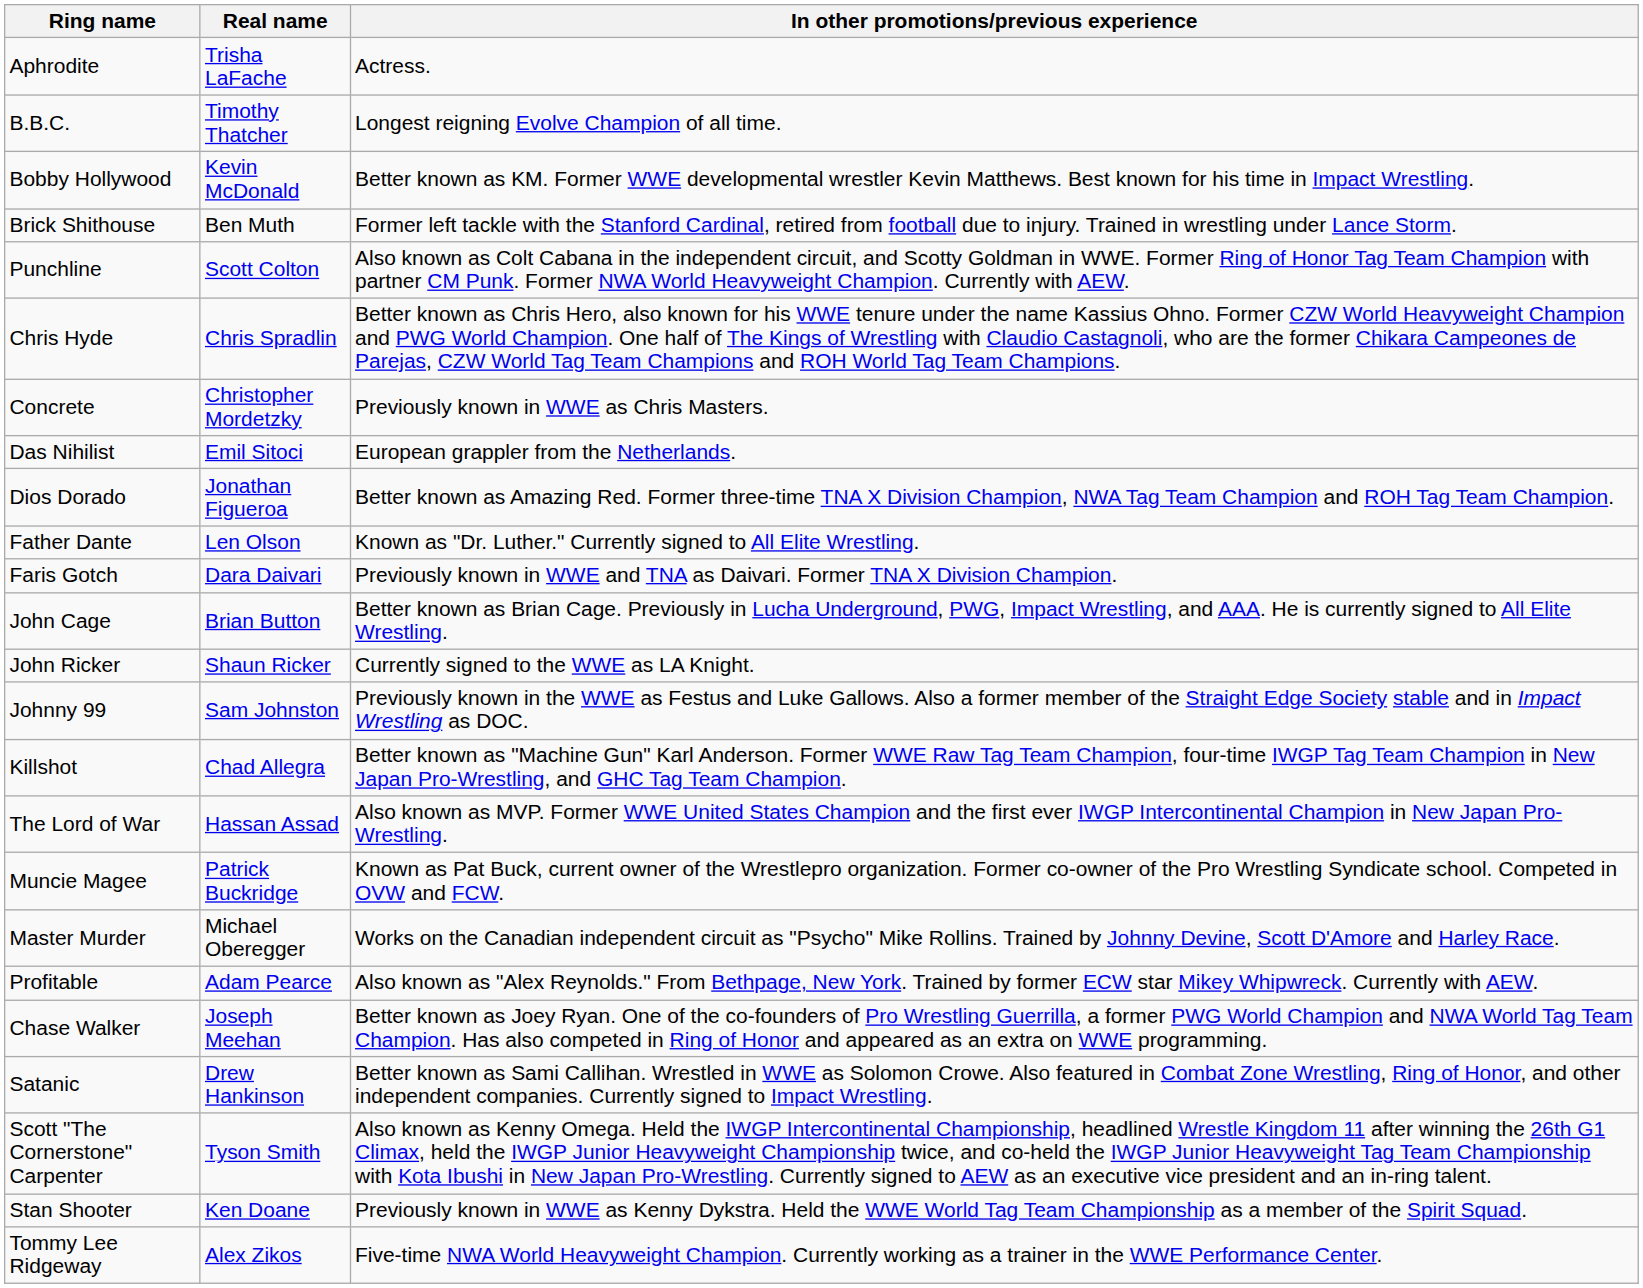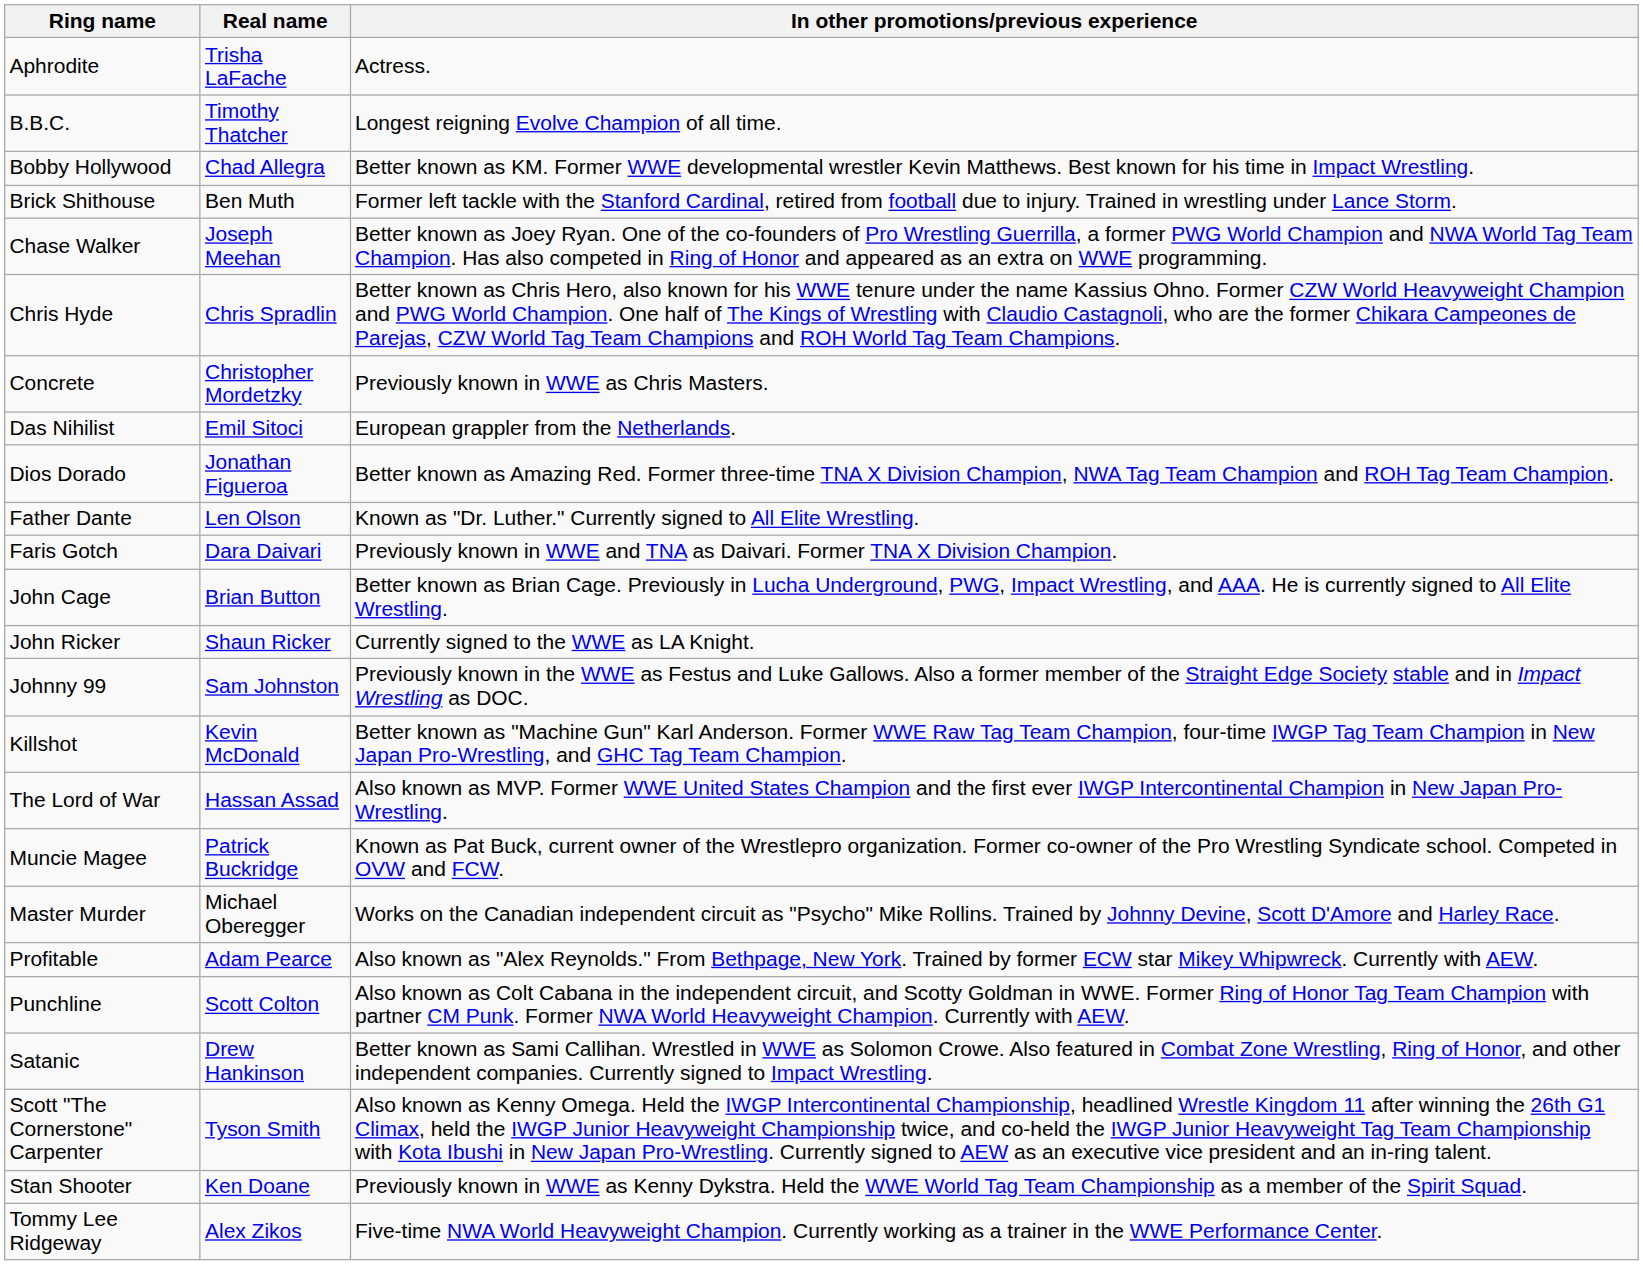(252, 179) Kevin McDonald -> (265, 168) Chad Allegra
rows swapped: (75, 1027) <-> (56, 269)
(265, 767) Chad Allegra -> (252, 743) Kevin McDonald
